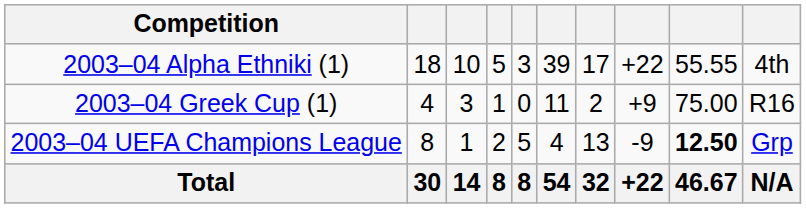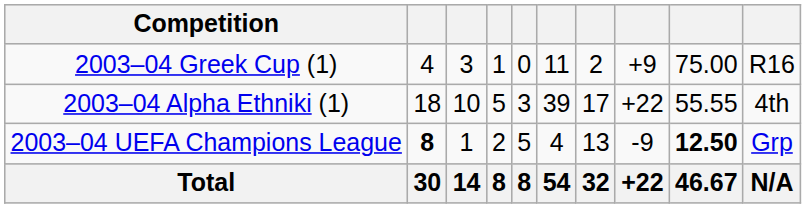rows swapped: (206, 63) <-> (206, 103)
(427, 143) normal -> (427, 143) bold
